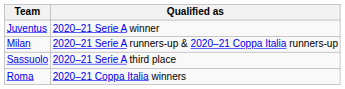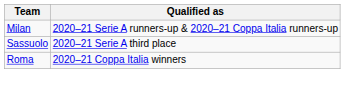- row: (27, 28)
